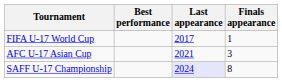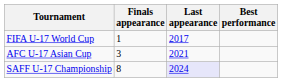columns swapped: (251, 17) <-> (143, 17)
